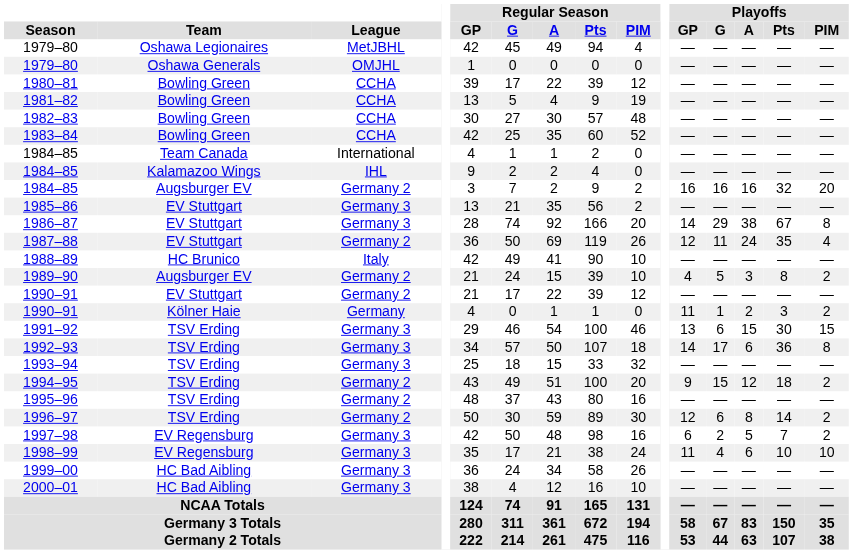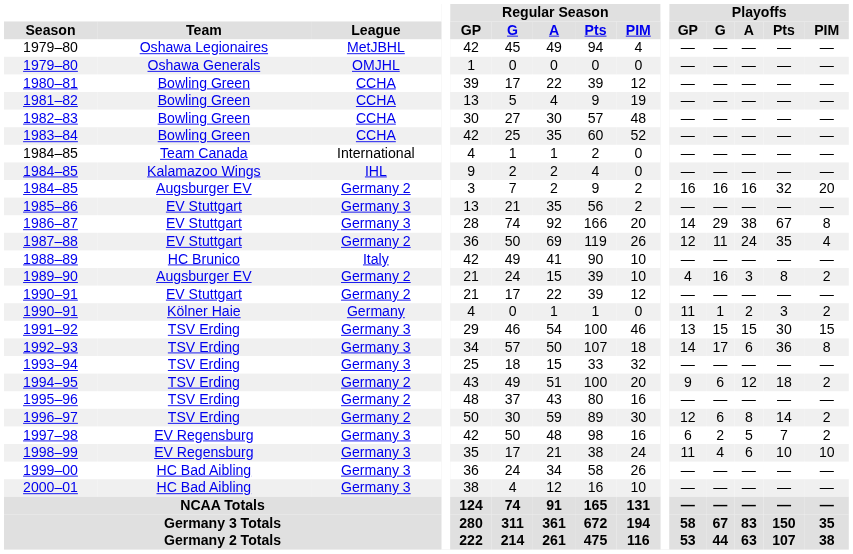(720, 276) 5 -> (720, 276) 16
(720, 329) 6 -> (720, 329) 15
(720, 382) 15 -> (720, 382) 6
